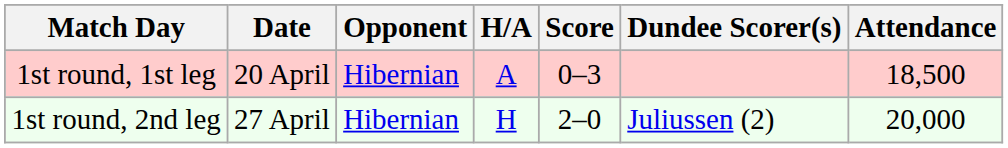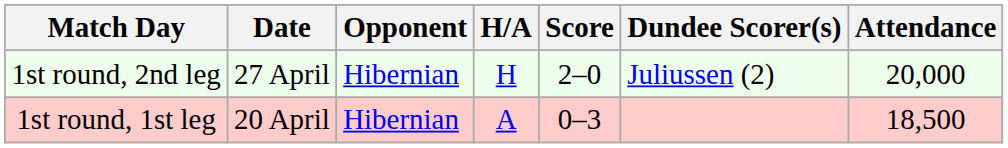rows swapped: (116, 73) <-> (116, 119)
